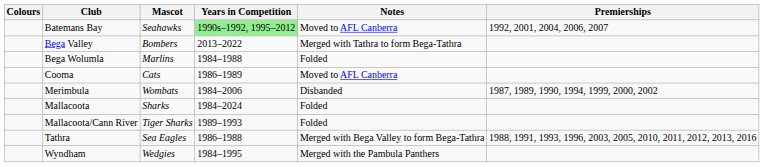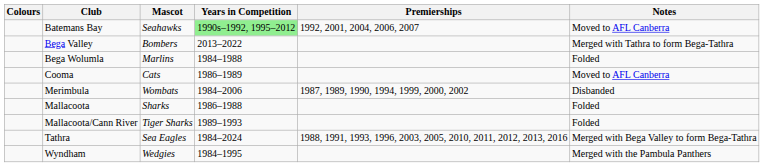columns swapped: (623, 12) <-> (392, 12)
(220, 106) 1984–2024 -> (220, 106) 1986–1988
(220, 138) 1986–1988 -> (220, 138) 1984–2024
